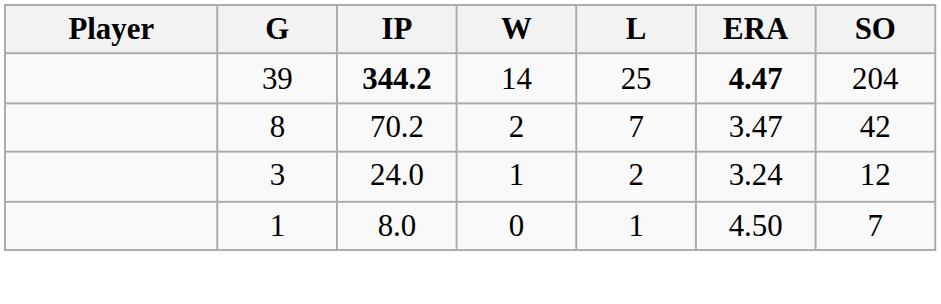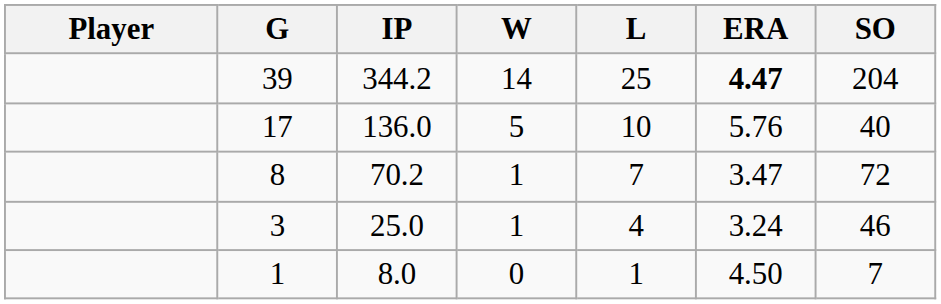(397, 77) bold -> (397, 77) normal
+ row: (277, 126)
(517, 126) 2 -> (517, 175) 1
(875, 126) 42 -> (875, 175) 72
(397, 175) 24.0 -> (397, 224) 25.0
(636, 175) 2 -> (636, 224) 4
(875, 175) 12 -> (875, 224) 46
